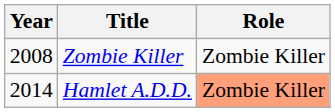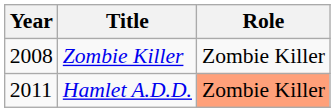(31, 90) 2014 -> (31, 90) 2011
